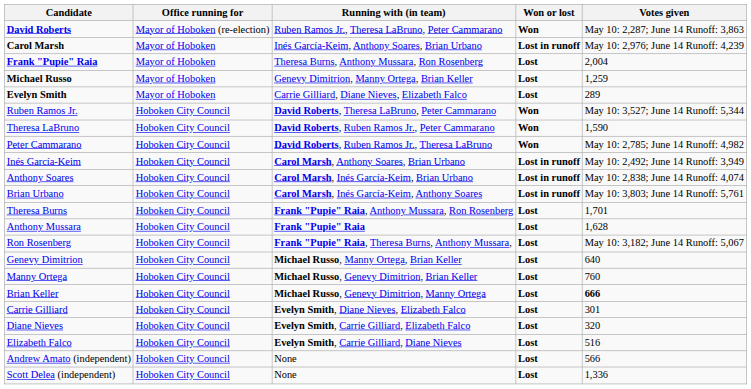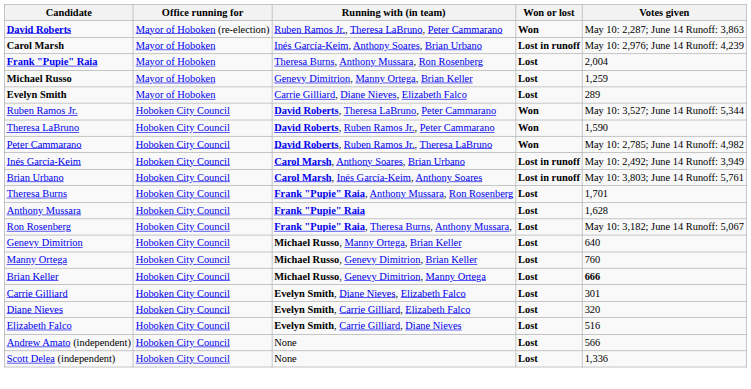- row: (40, 177)
